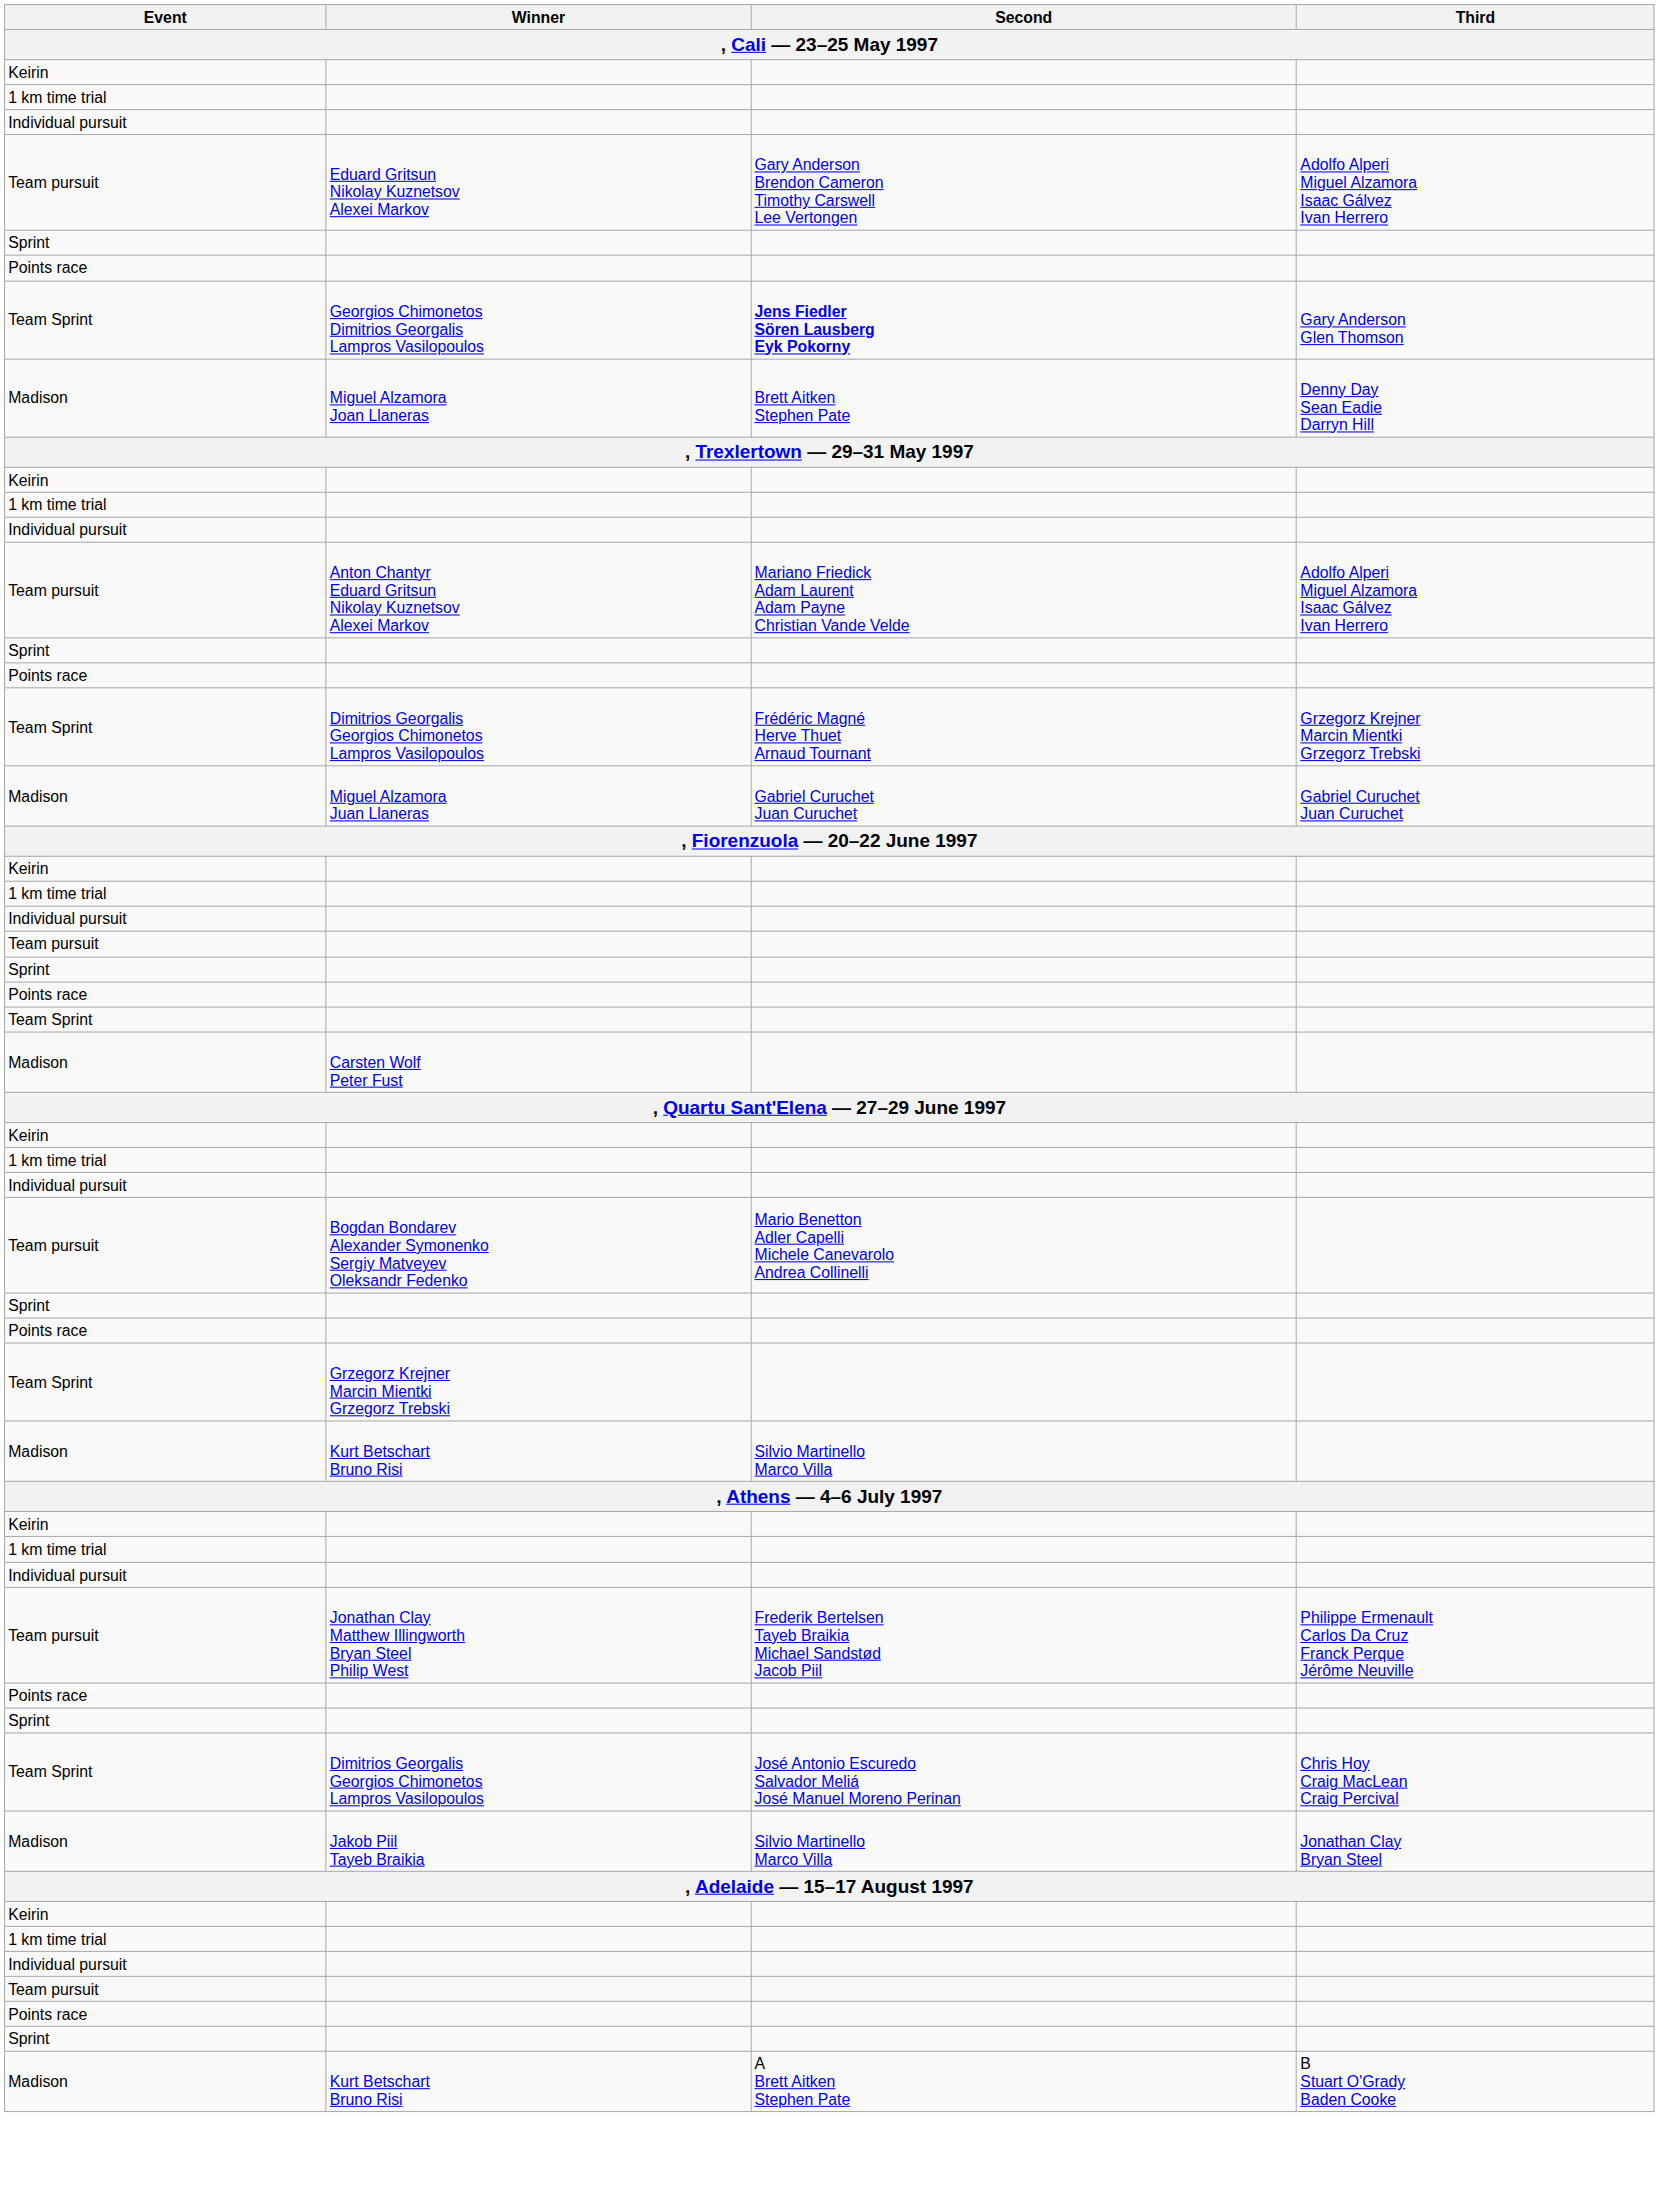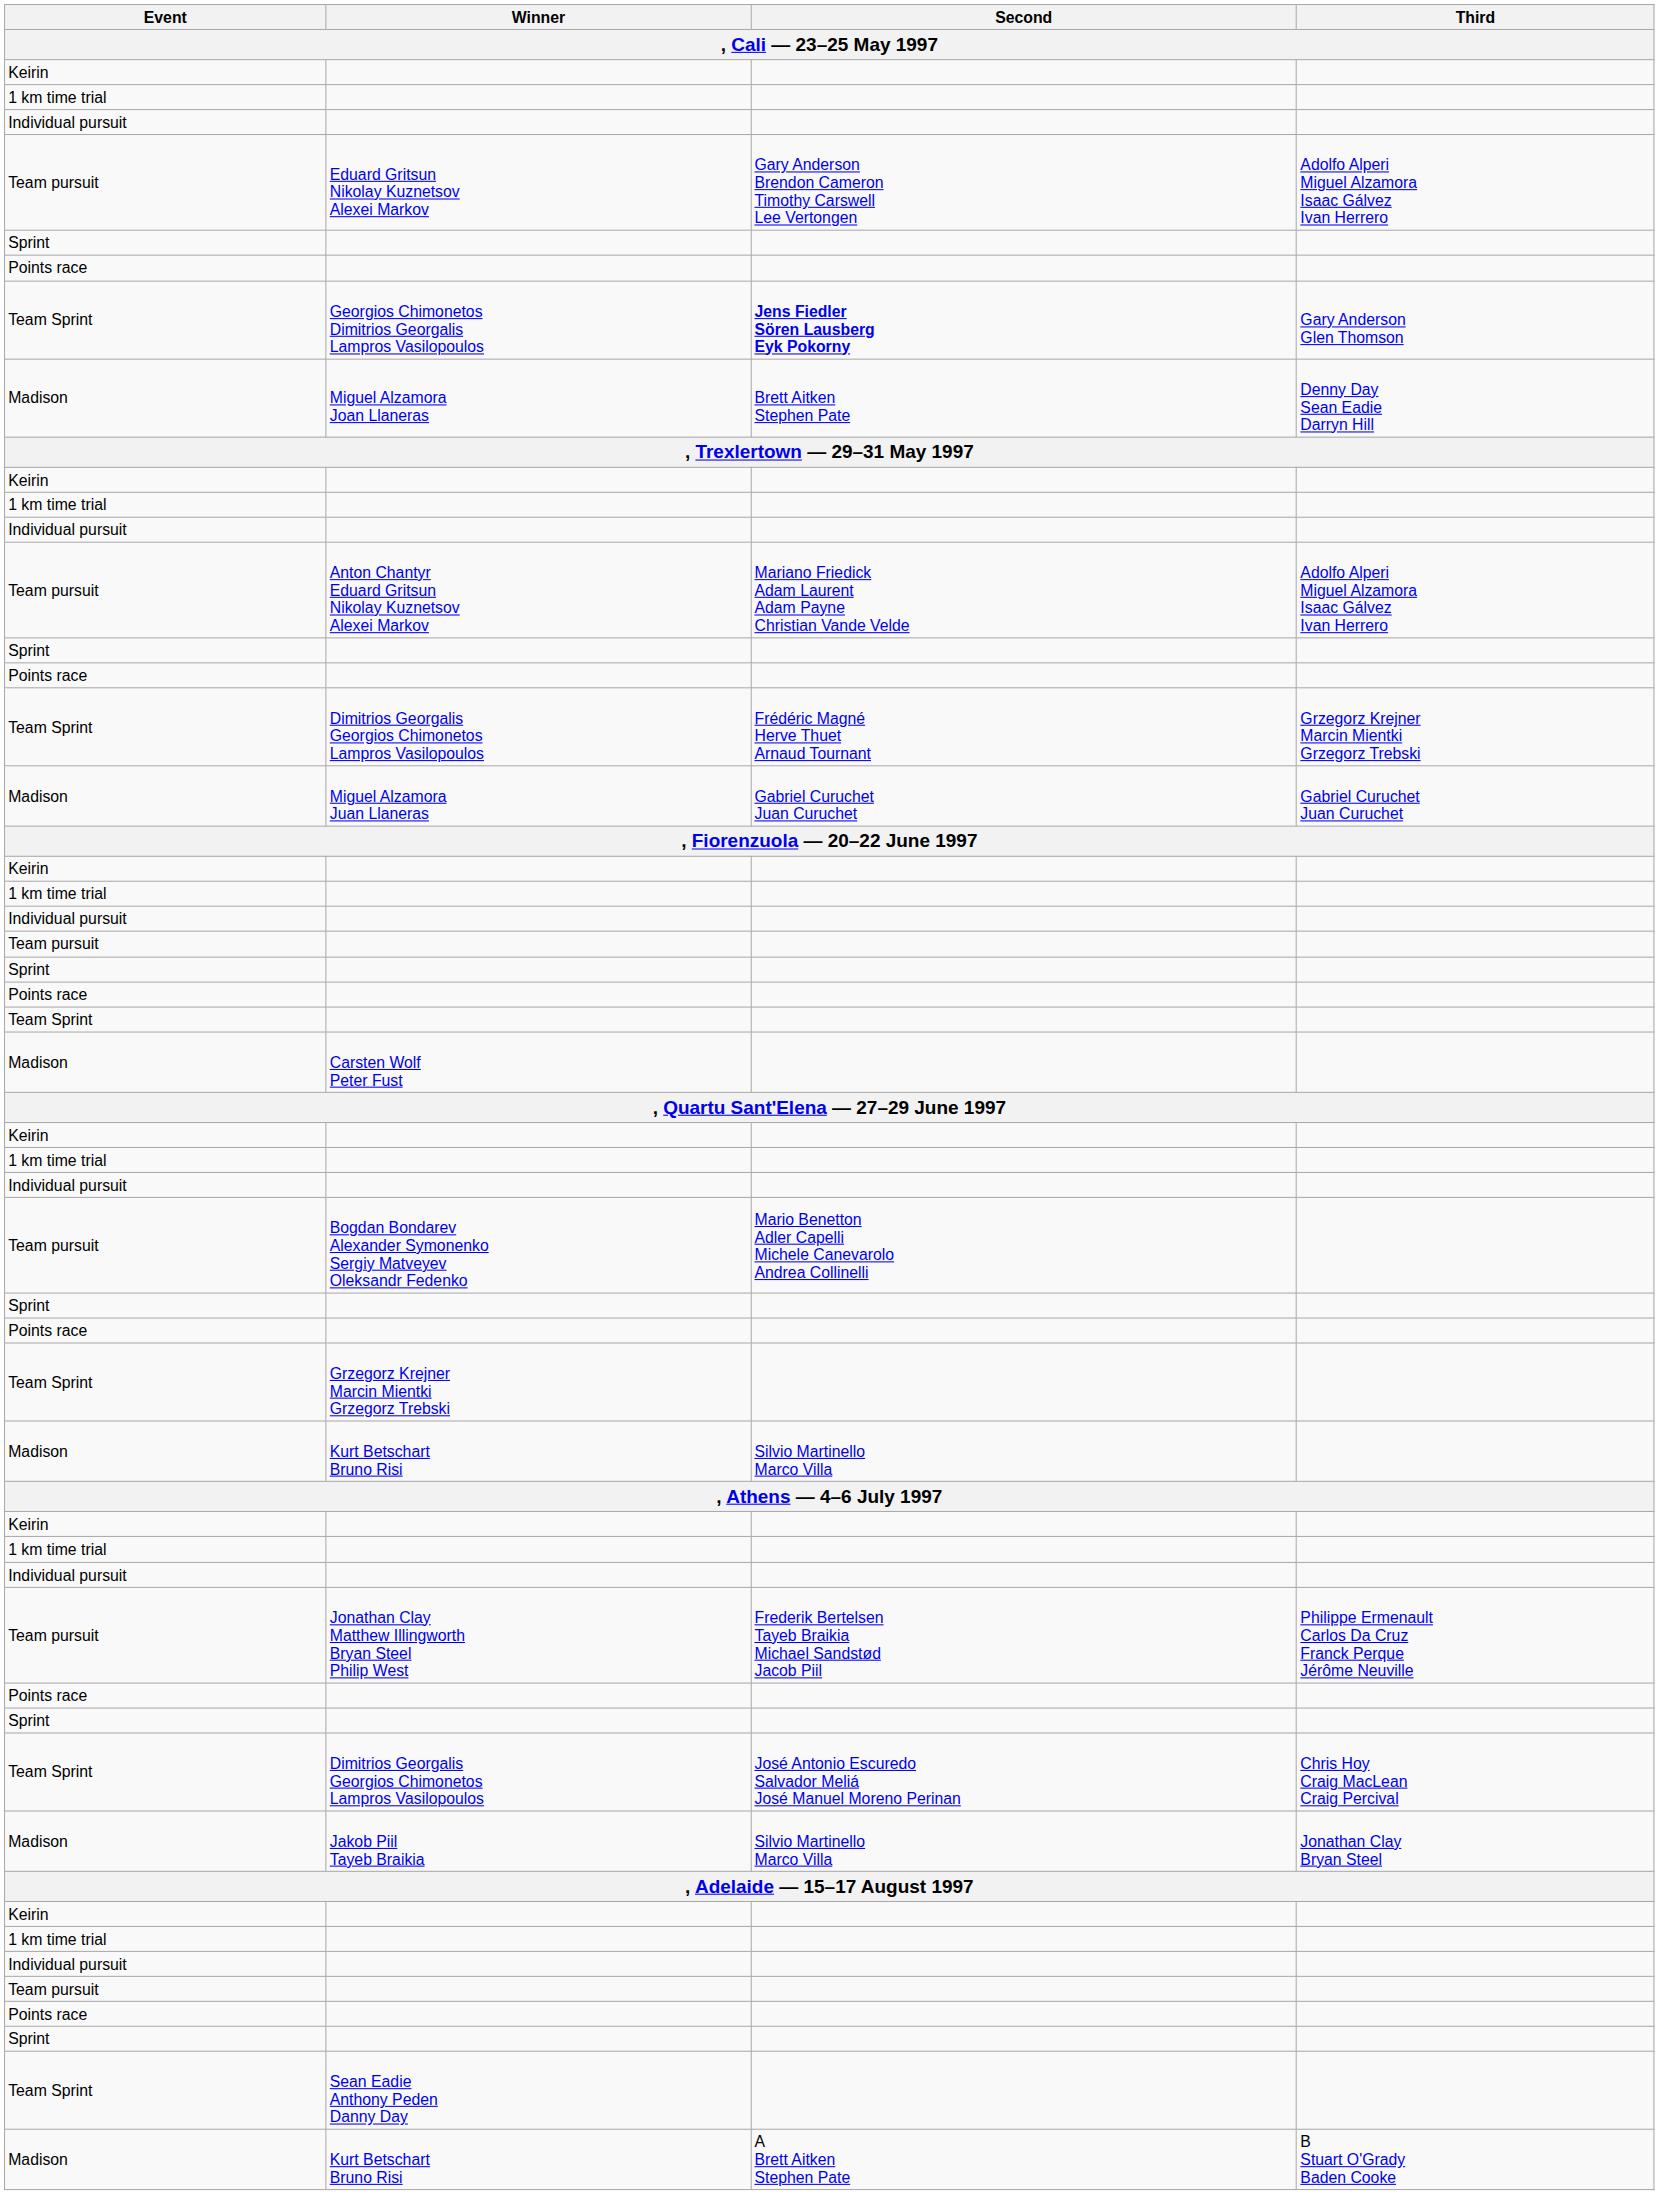+ row: (50, 2091)
